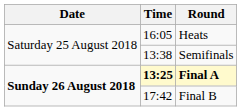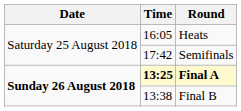(158, 55) 13:38 -> (158, 55) 17:42
(158, 95) 17:42 -> (158, 95) 13:38
